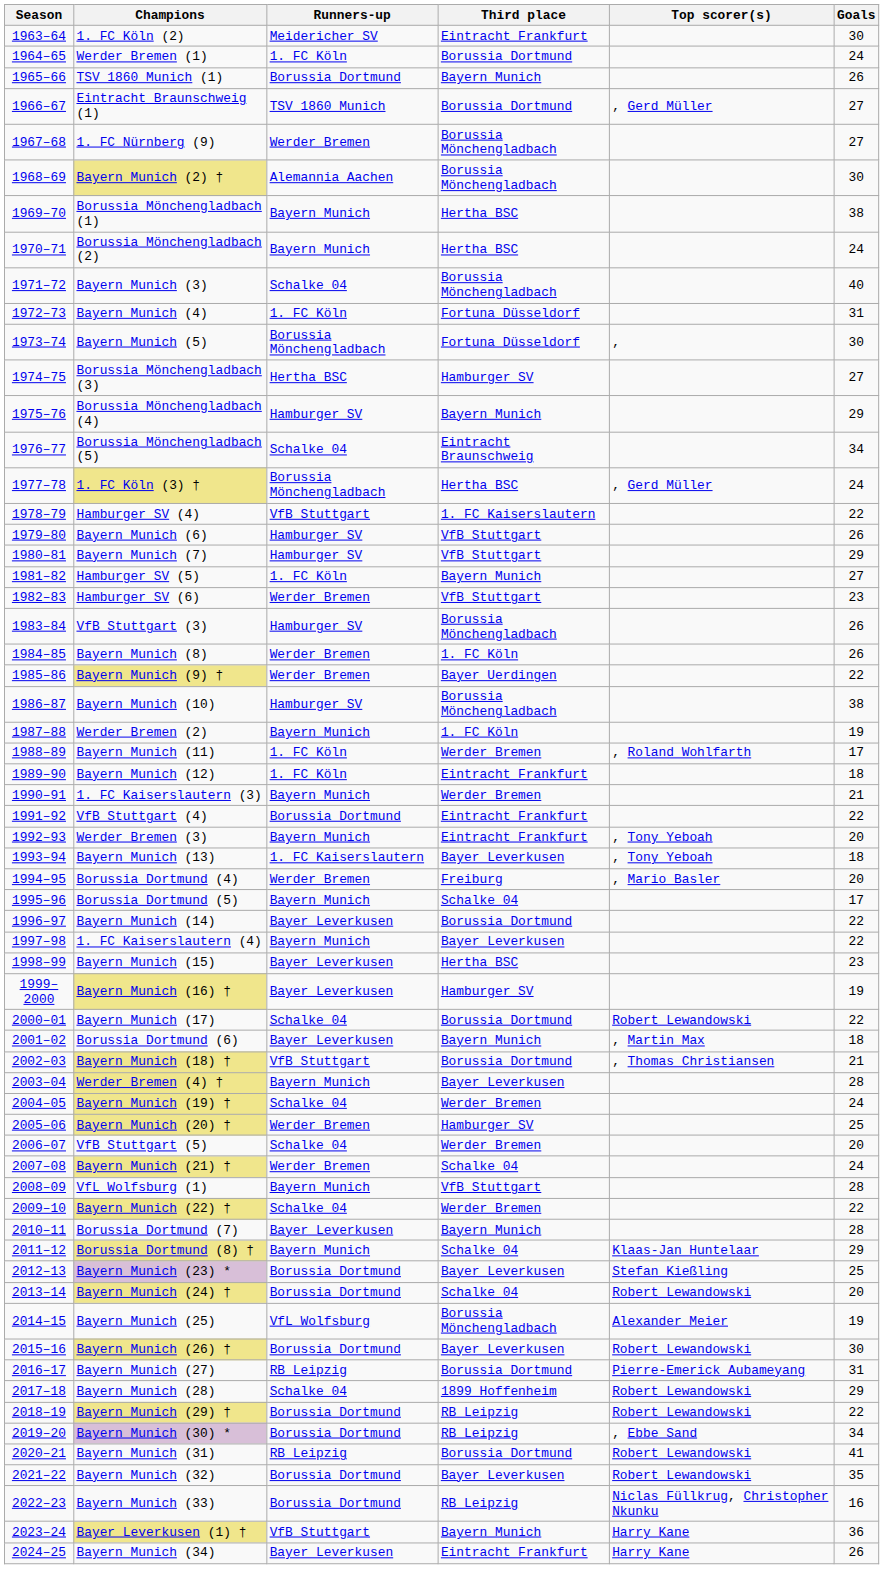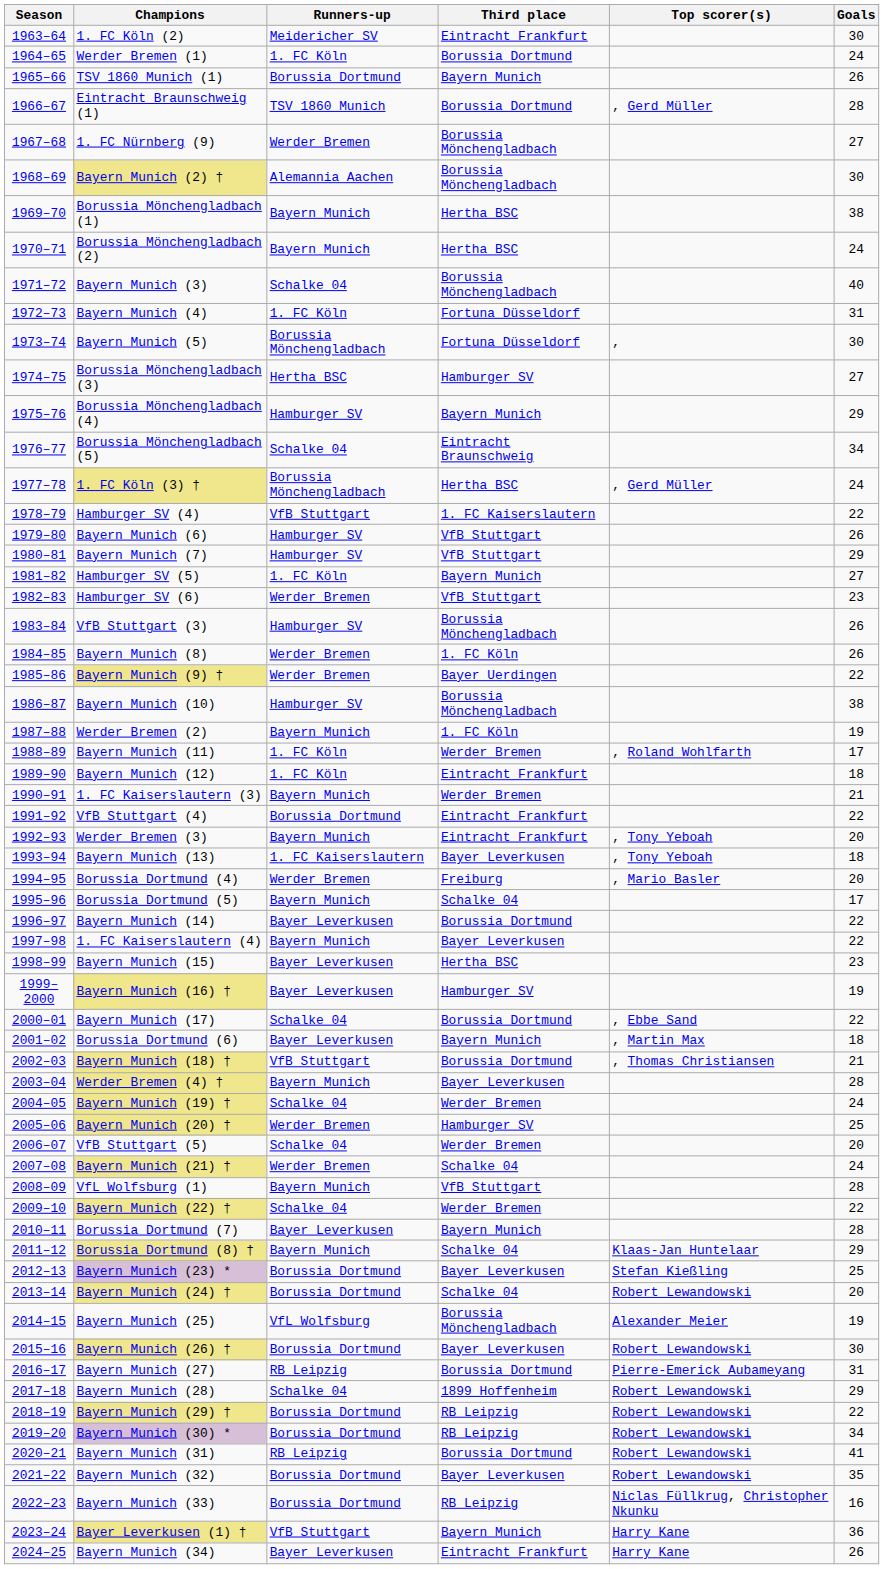(856, 106) 27 -> (856, 106) 28
(682, 1020) Robert Lewandowski -> (655, 1020) , Ebbe Sand
(655, 1433) , Ebbe Sand -> (682, 1433) Robert Lewandowski
